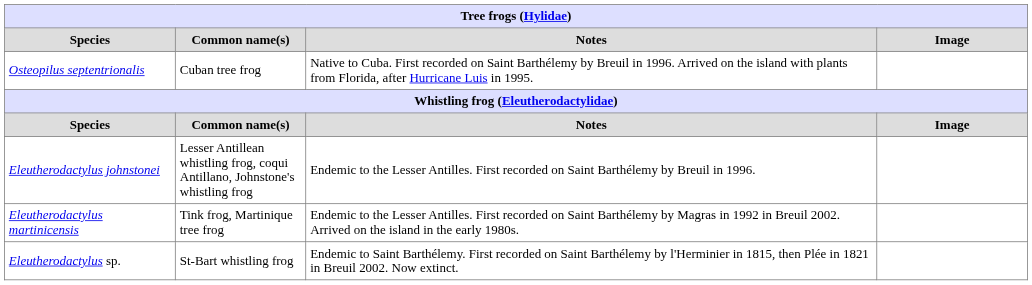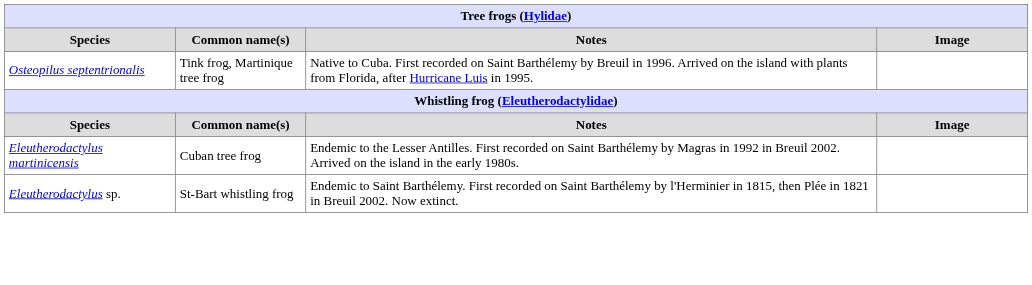(220, 70) Cuban tree frog -> (236, 70) Tink frog, Martinique tree frog
- row: (84, 170)
(236, 222) Tink frog, Martinique tree frog -> (220, 155) Cuban tree frog
